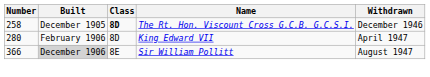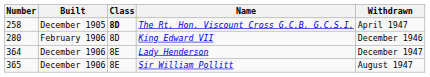(390, 25) December 1946 -> (383, 25) April 1947
(383, 38) April 1947 -> (390, 38) December 1946
+ row: (173, 52)
(14, 52) 366 -> (14, 65) 365
(73, 52) lightgrey background -> (73, 65) no background
